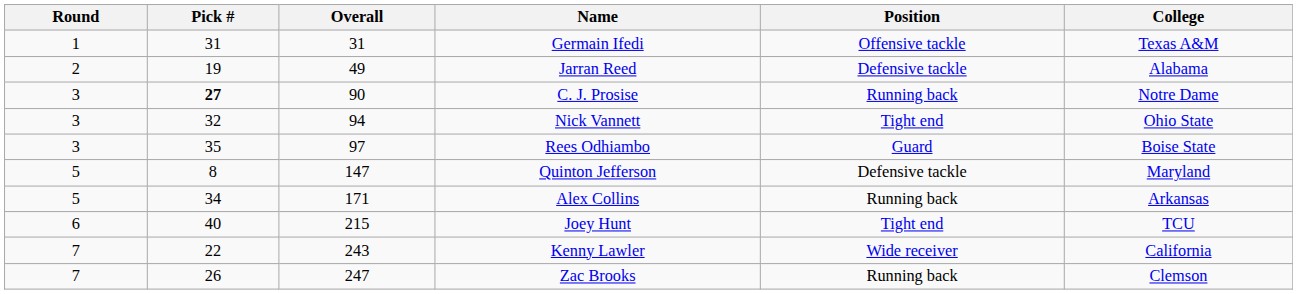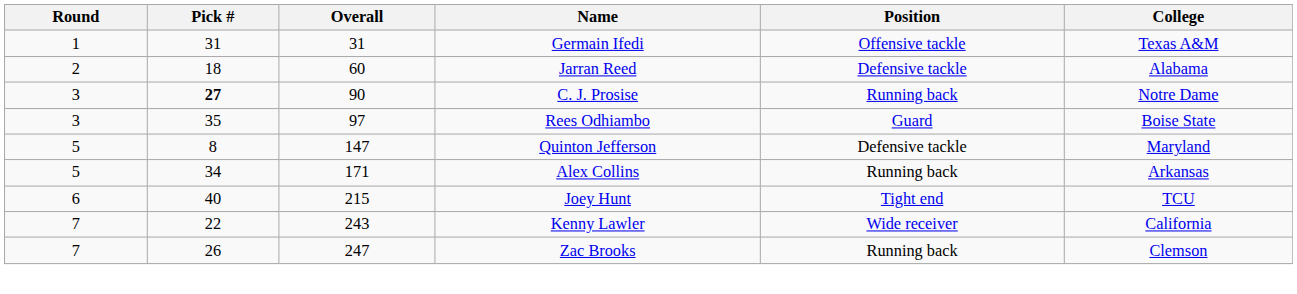(213, 69) 19 -> (213, 69) 18
(357, 69) 49 -> (357, 69) 60
- row: (598, 120)
